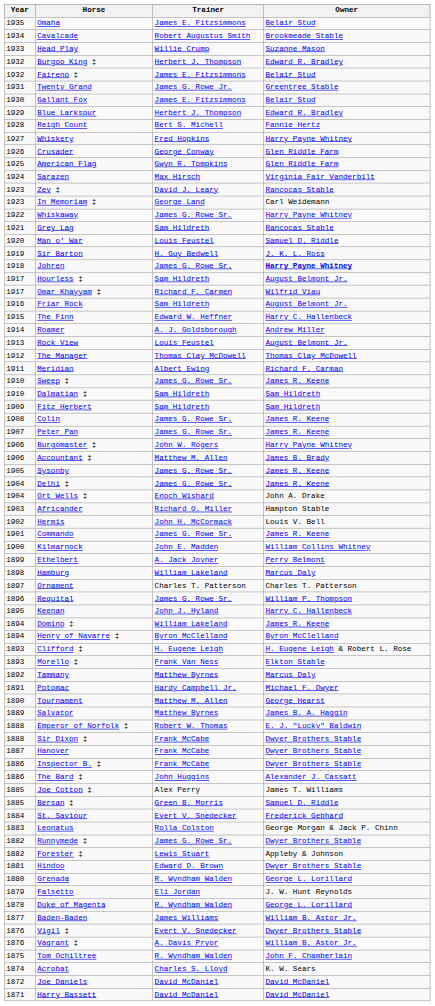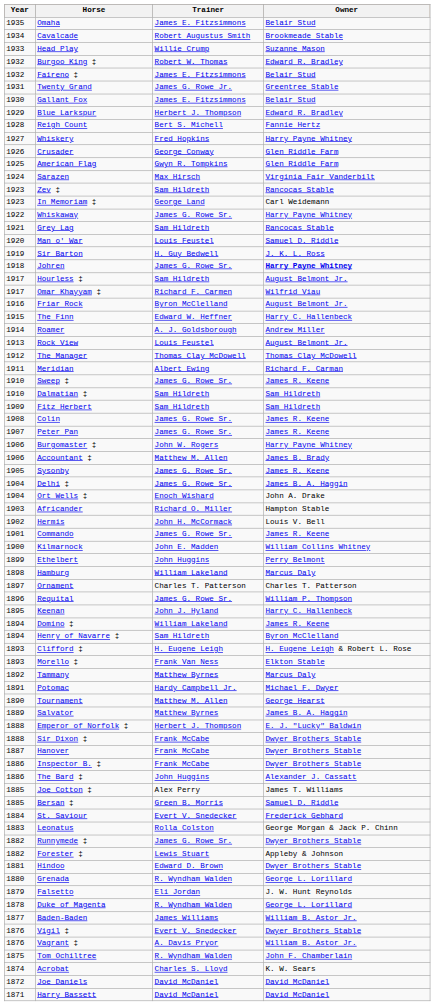(198, 62) Herbert J. Thompson -> (191, 62) Robert W. Thomas
(186, 189) David J. Leary -> (182, 189) Sam Hildreth
(182, 304) Sam Hildreth -> (191, 304) Byron McClelland
(297, 483) James R. Keene -> (307, 483) James B. A. Haggin
(186, 560) A. Jack Joyner -> (182, 560) John Huggins
(191, 636) Byron McClelland -> (182, 636) Sam Hildreth
(191, 726) Robert W. Thomas -> (198, 726) Herbert J. Thompson
